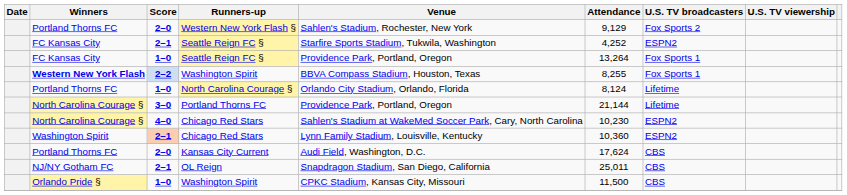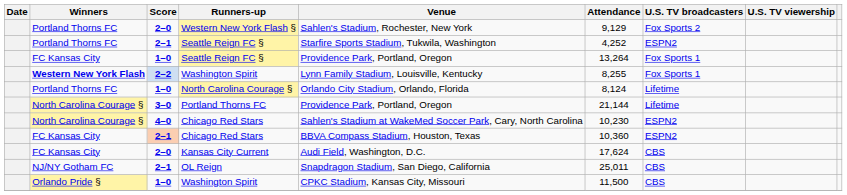(66, 43) FC Kansas City -> (75, 43) Portland Thorns FC
(390, 74) BBVA Compass Stadium, Houston, Texas -> (391, 74) Lynn Family Stadium, Louisville, Kentucky
(70, 136) Washington Spirit -> (66, 136) FC Kansas City
(391, 136) Lynn Family Stadium, Louisville, Kentucky -> (390, 136) BBVA Compass Stadium, Houston, Texas
(75, 151) Portland Thorns FC -> (66, 151) FC Kansas City
